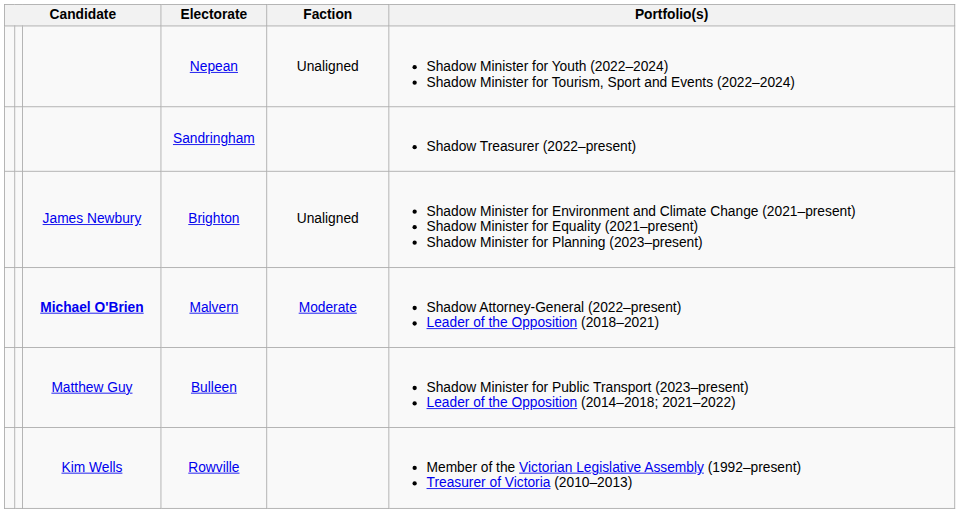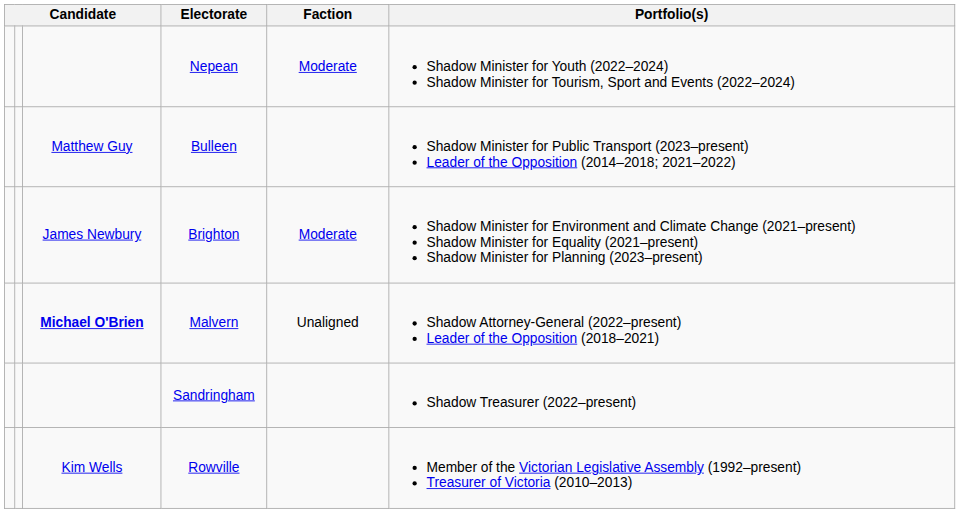(328, 66) Unaligned -> (328, 66) Moderate
rows swapped: (214, 387) <-> (214, 139)
(328, 219) Unaligned -> (328, 234) Moderate
(328, 307) Moderate -> (328, 322) Unaligned
